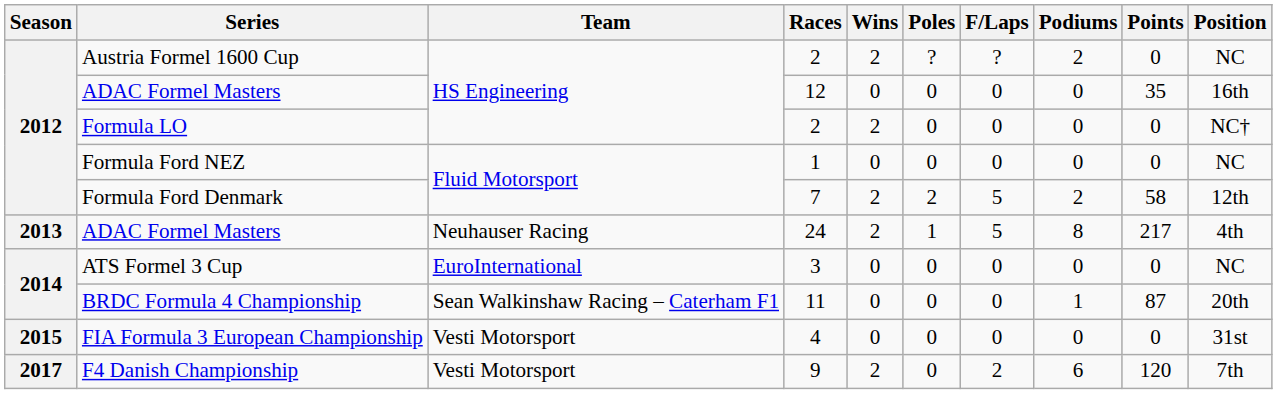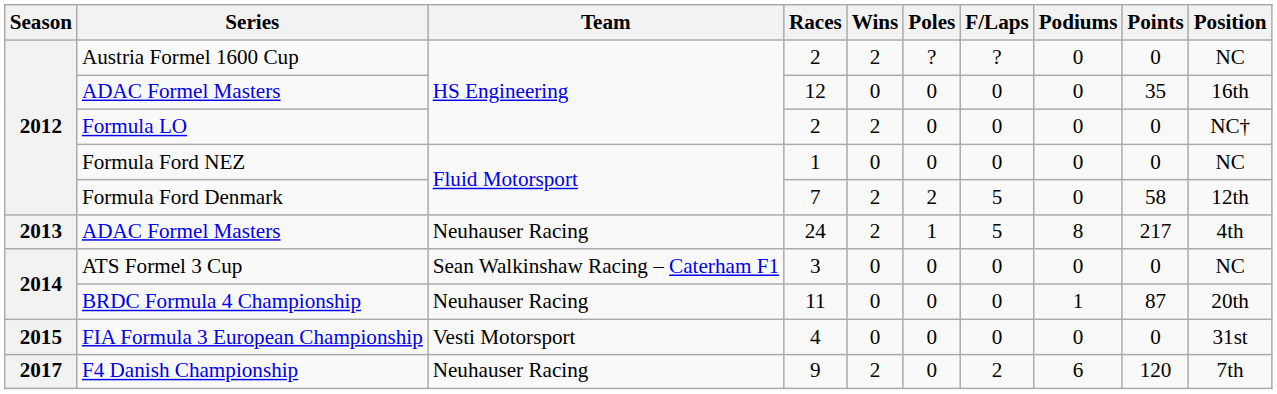(1078, 57) 2 -> (1078, 57) 0
(1078, 196) 2 -> (1078, 196) 0
(507, 266) EuroInternational -> (606, 266) Sean Walkinshaw Racing – Caterham F1
(606, 301) Sean Walkinshaw Racing – Caterham F1 -> (511, 301) Neuhauser Racing
(504, 371) Vesti Motorsport -> (511, 371) Neuhauser Racing
